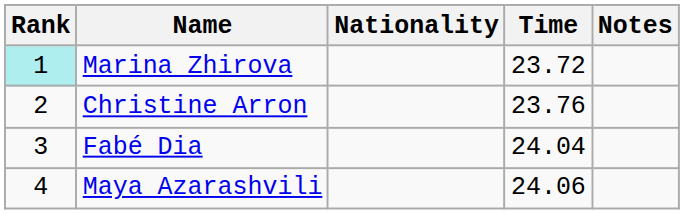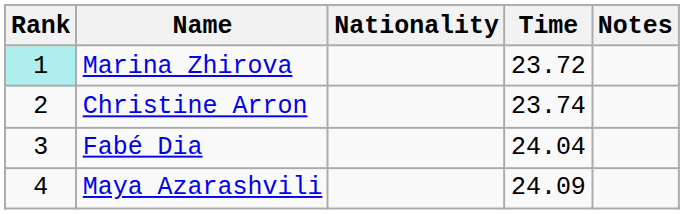(548, 107) 23.76 -> (548, 107) 23.74
(548, 188) 24.06 -> (548, 188) 24.09
